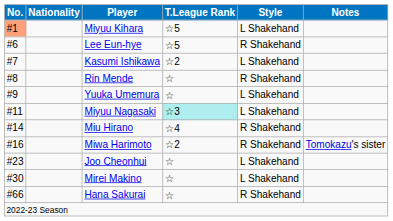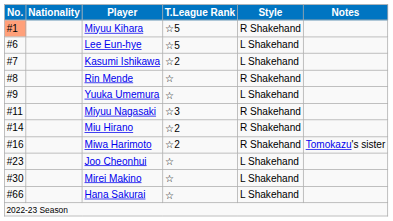(269, 28) L Shakehand -> (270, 28) R Shakehand
(270, 45) R Shakehand -> (269, 45) L Shakehand
(172, 112) paleturquoise background -> (172, 112) no background
(269, 111) L Shakehand -> (270, 111) R Shakehand
(172, 128) ☆4 -> (172, 128) ☆2
(270, 194) R Shakehand -> (269, 194) L Shakehand
